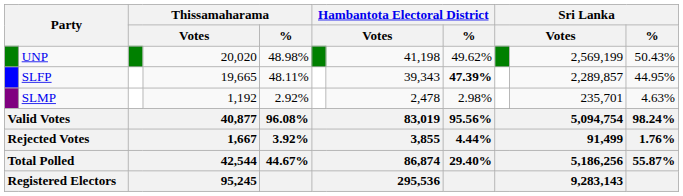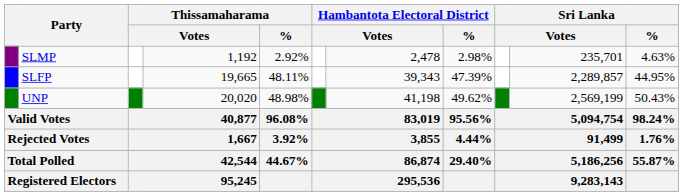rows swapped: (35, 56) <-> (39, 98)
(471, 77) bold -> (472, 77) normal
